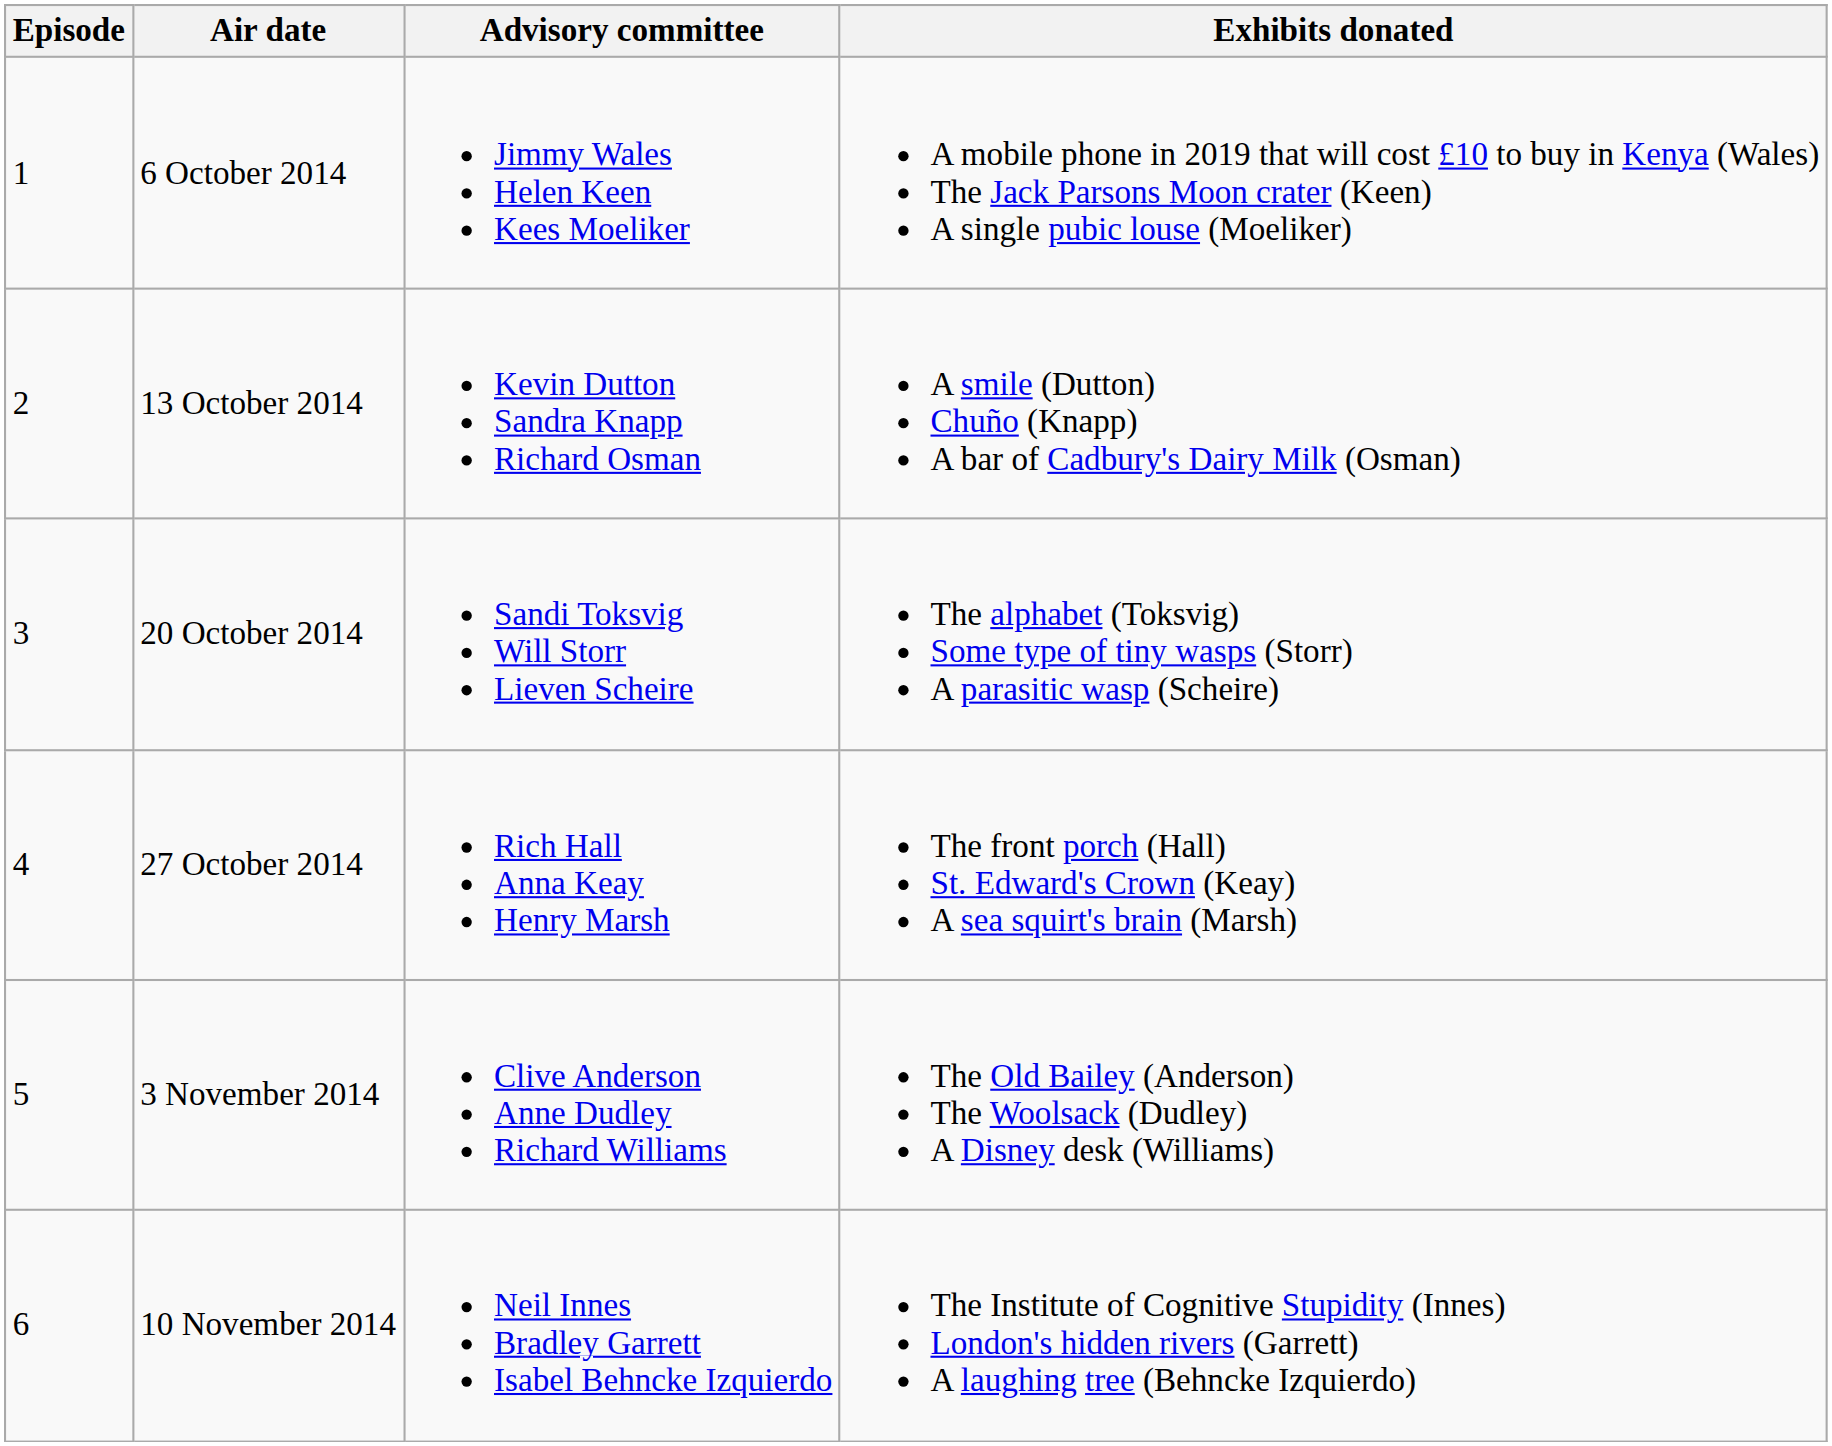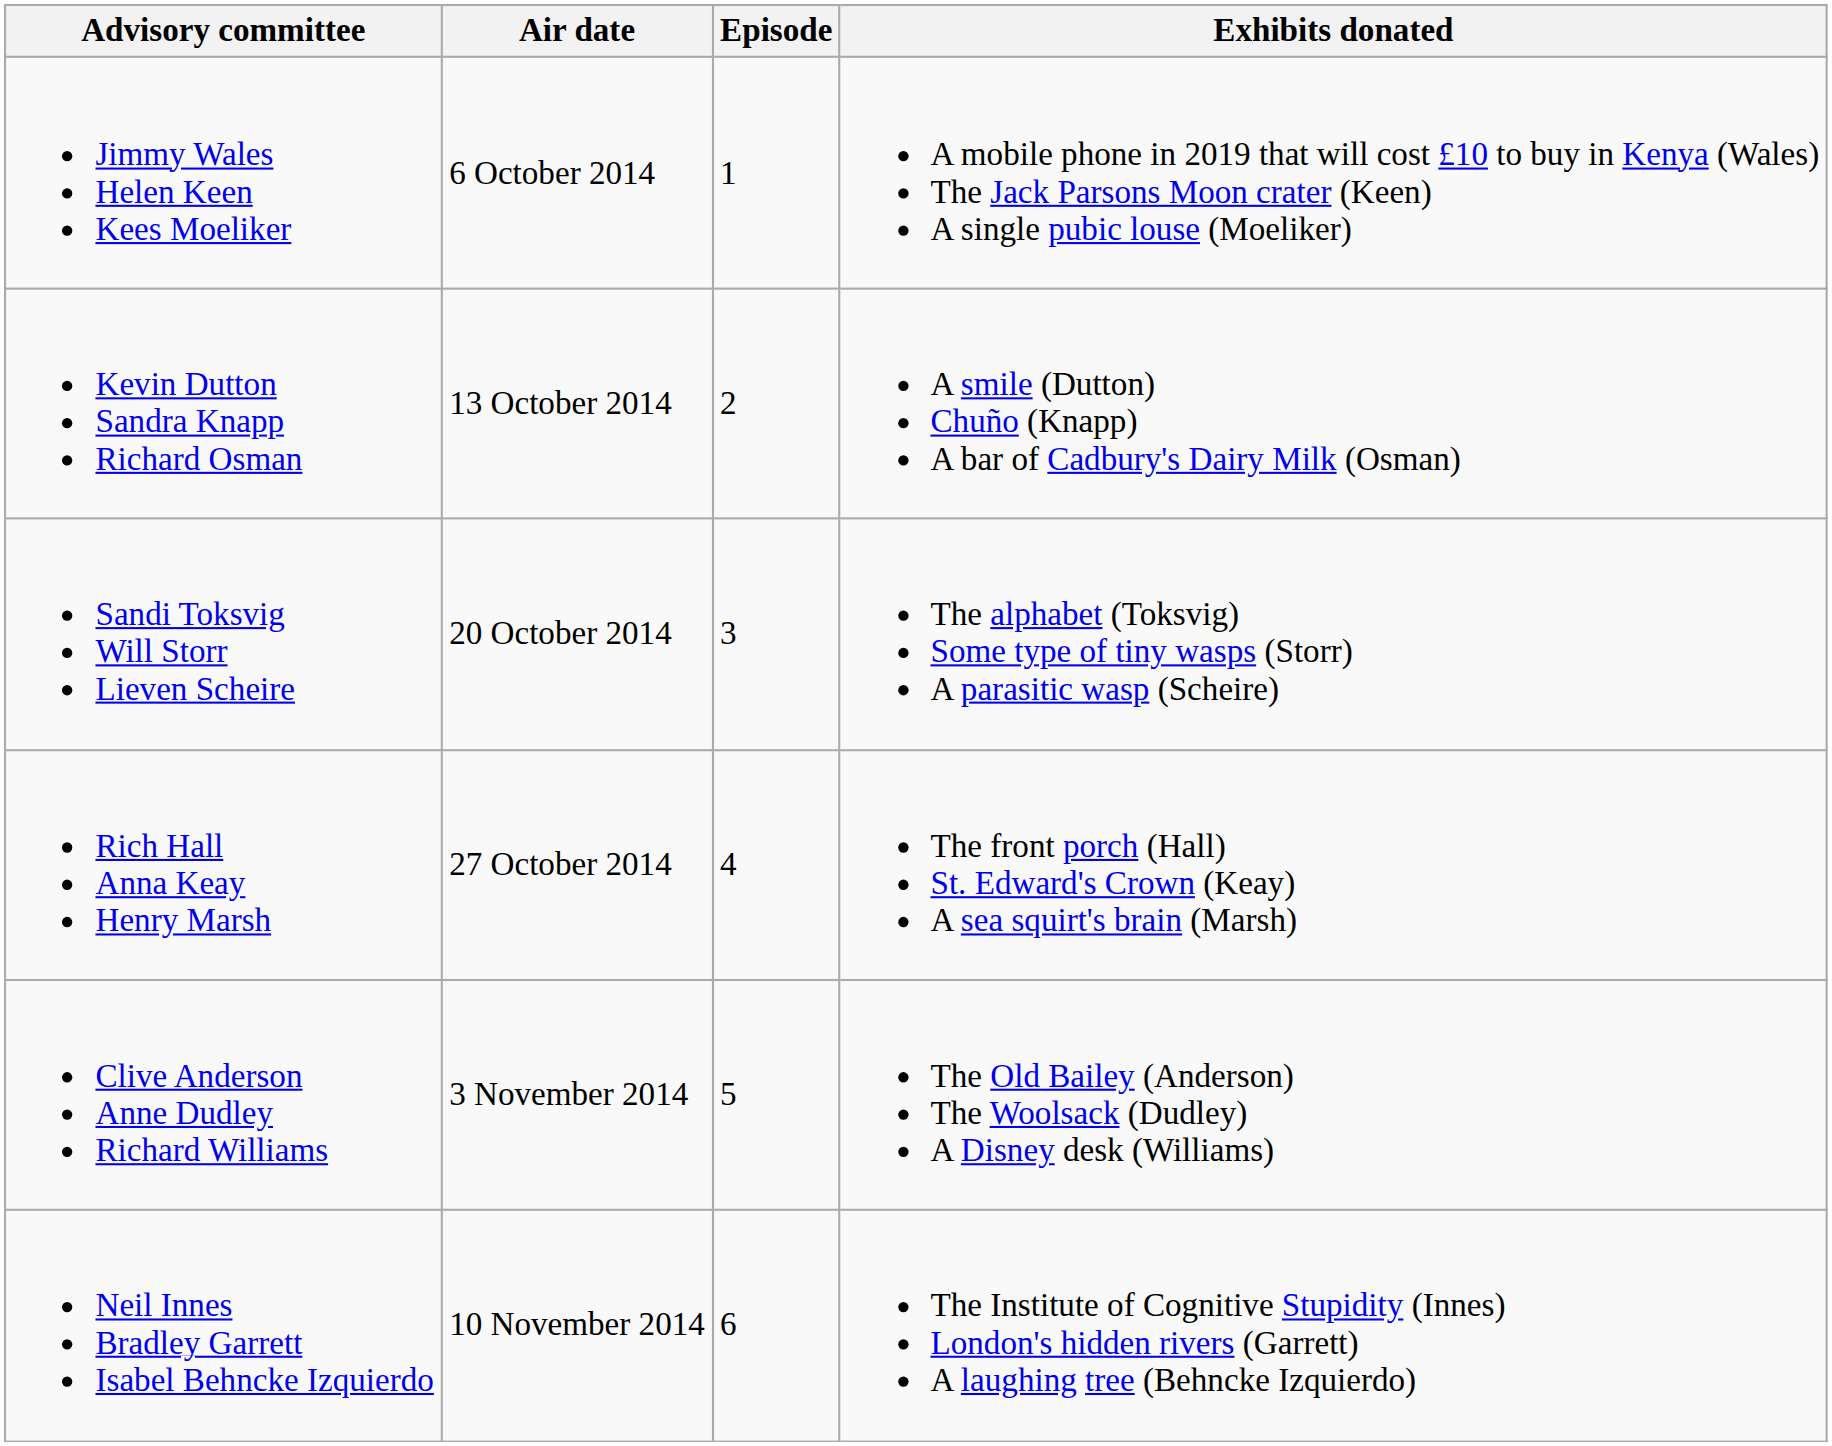columns swapped: (69, 30) <-> (622, 30)
